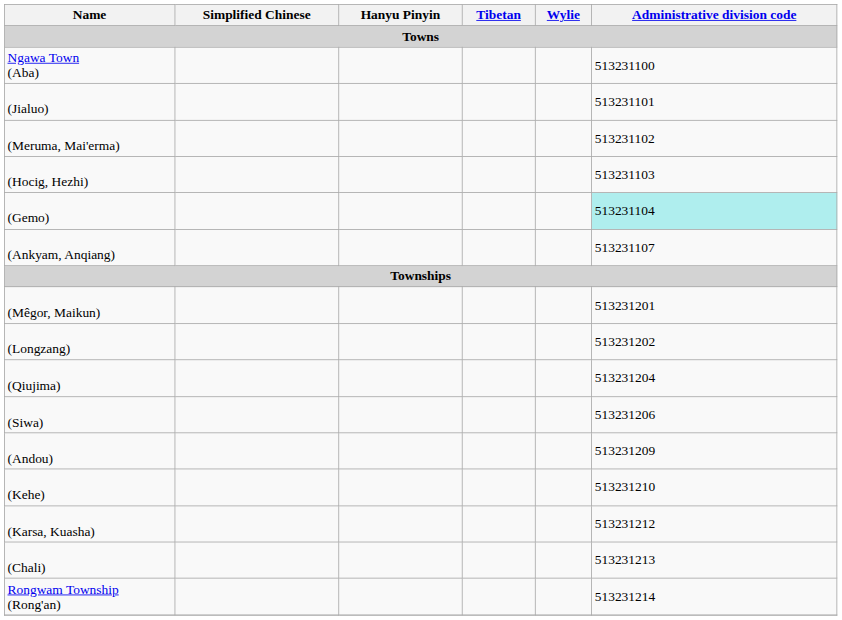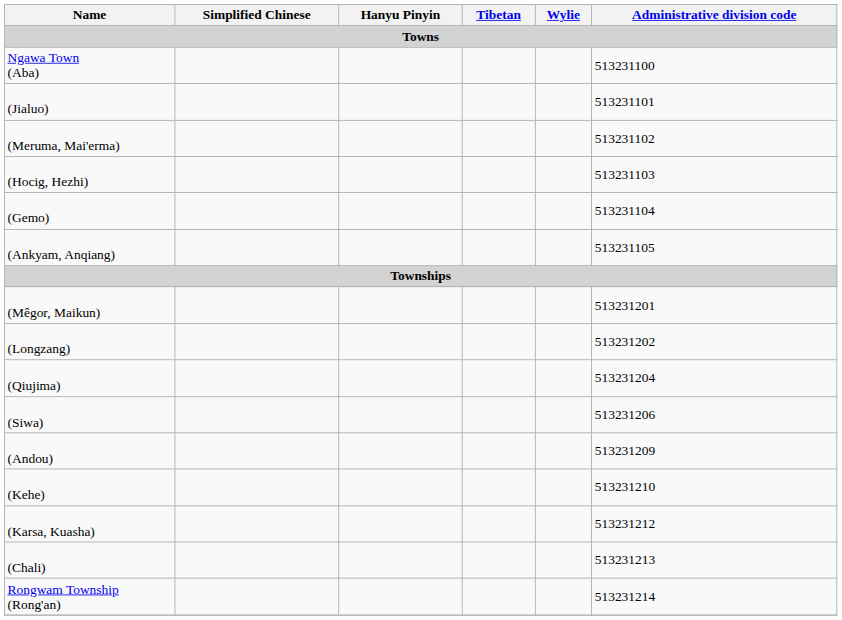(625, 211) paleturquoise background -> (625, 211) no background
(625, 247) 513231107 -> (625, 247) 513231105
